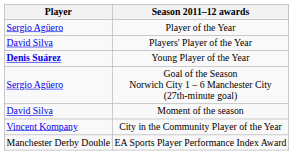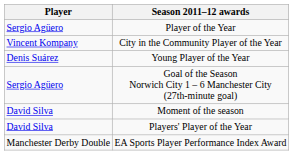rows swapped: (200, 43) <-> (200, 127)
(34, 58) bold -> (32, 58) normal
